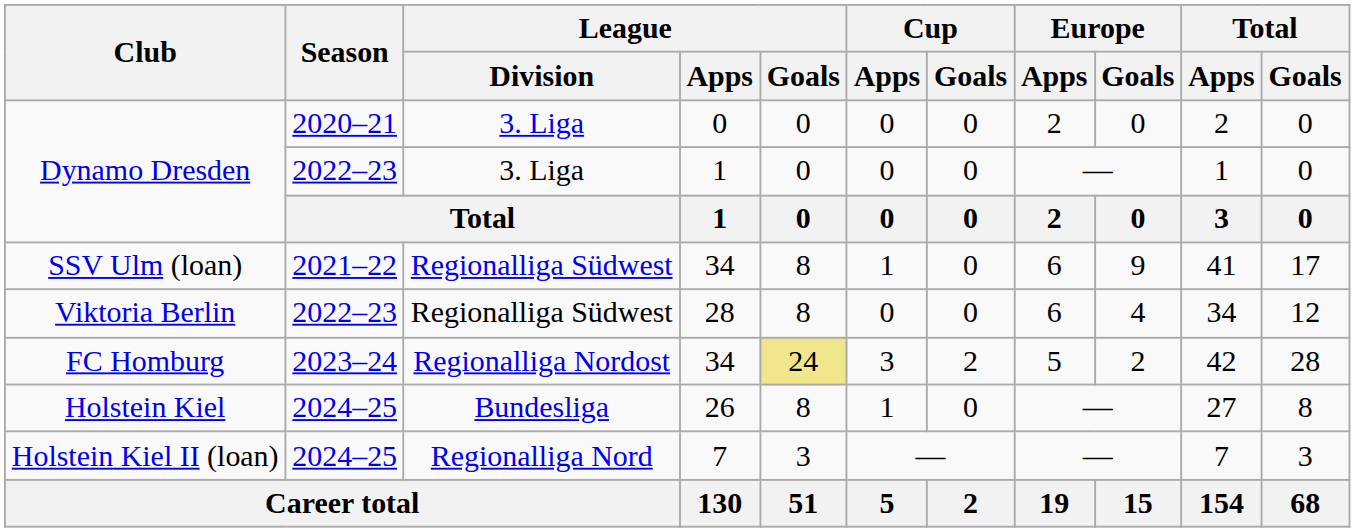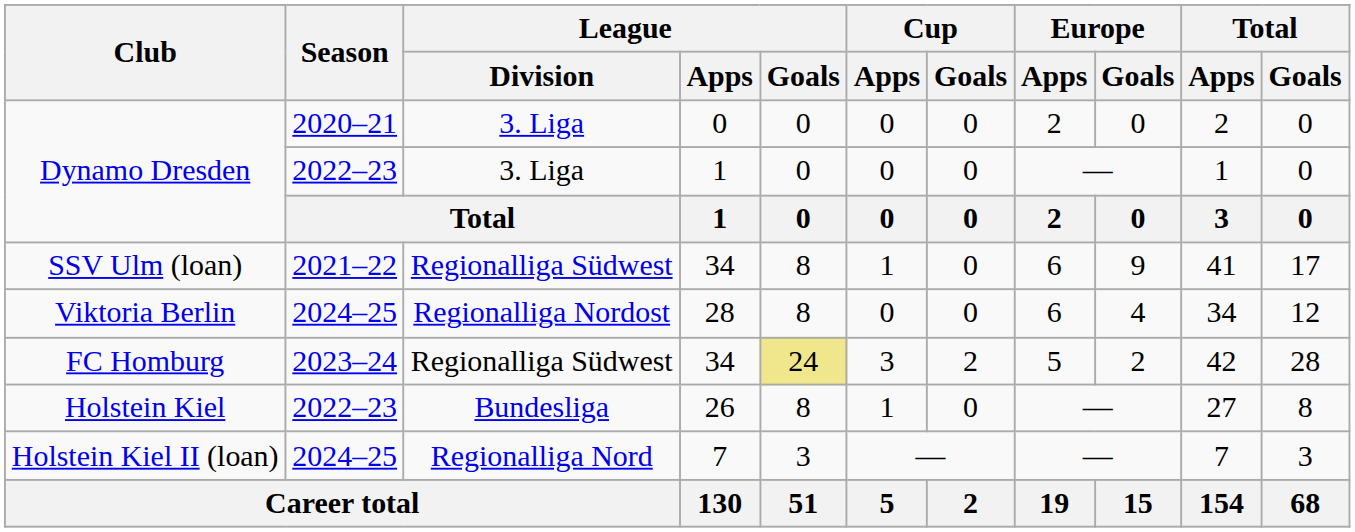(345, 312) 2022–23 -> (345, 312) 2024–25
(542, 312) Regionalliga Südwest -> (542, 312) Regionalliga Nordost
(542, 360) Regionalliga Nordost -> (542, 360) Regionalliga Südwest
(345, 407) 2024–25 -> (345, 407) 2022–23
